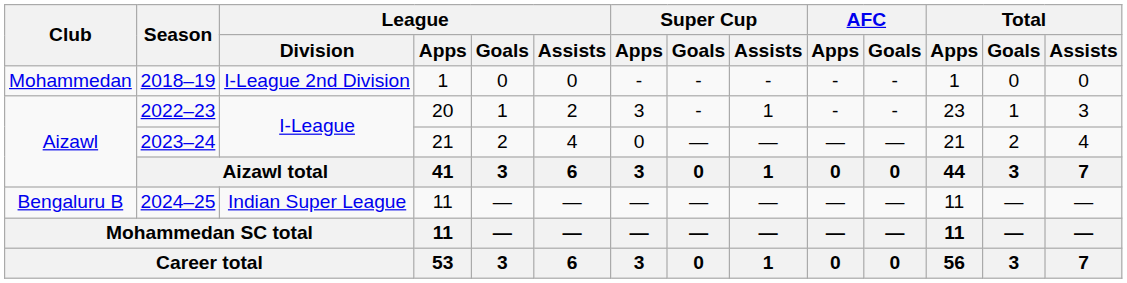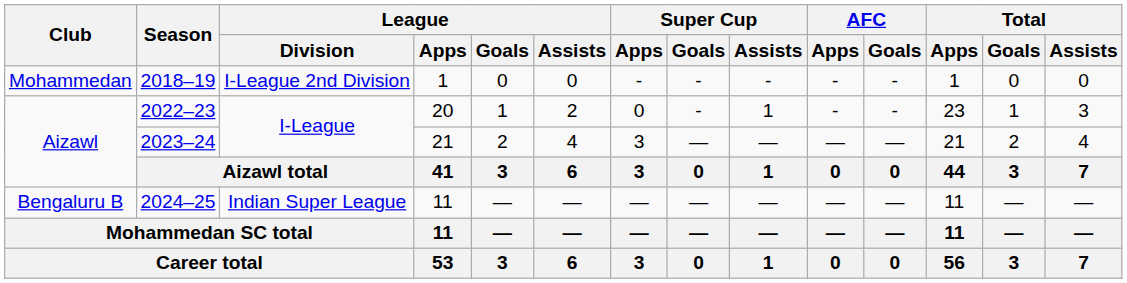(639, 111) 3 -> (639, 111) 0
(639, 141) 0 -> (639, 141) 3
